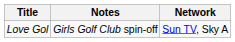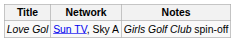columns swapped: (195, 12) <-> (105, 12)
